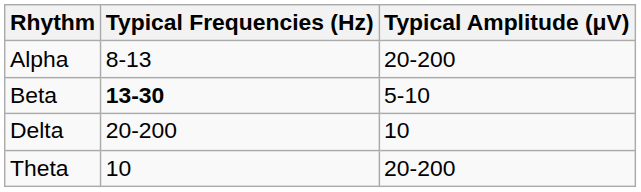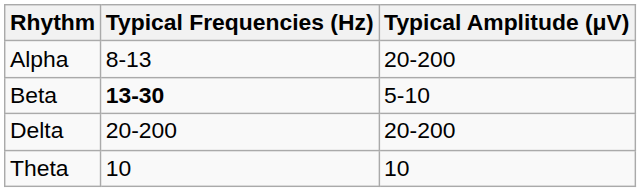(397, 131) 10 -> (420, 131) 20-200
(420, 167) 20-200 -> (397, 167) 10
